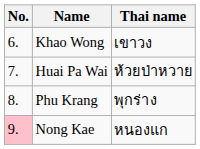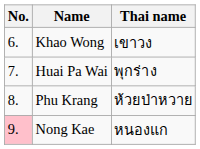(153, 71) ห้วยป่าหวาย -> (136, 71) พุกร่าง
(136, 101) พุกร่าง -> (153, 101) ห้วยป่าหวาย
